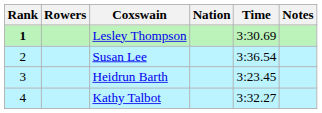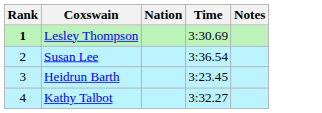- column: (65, 14)
